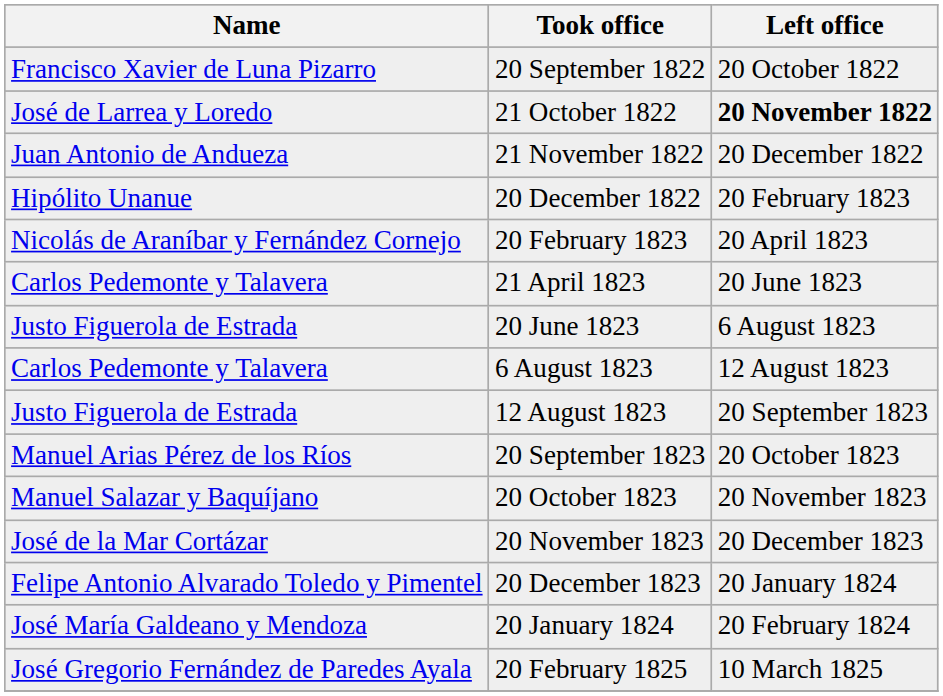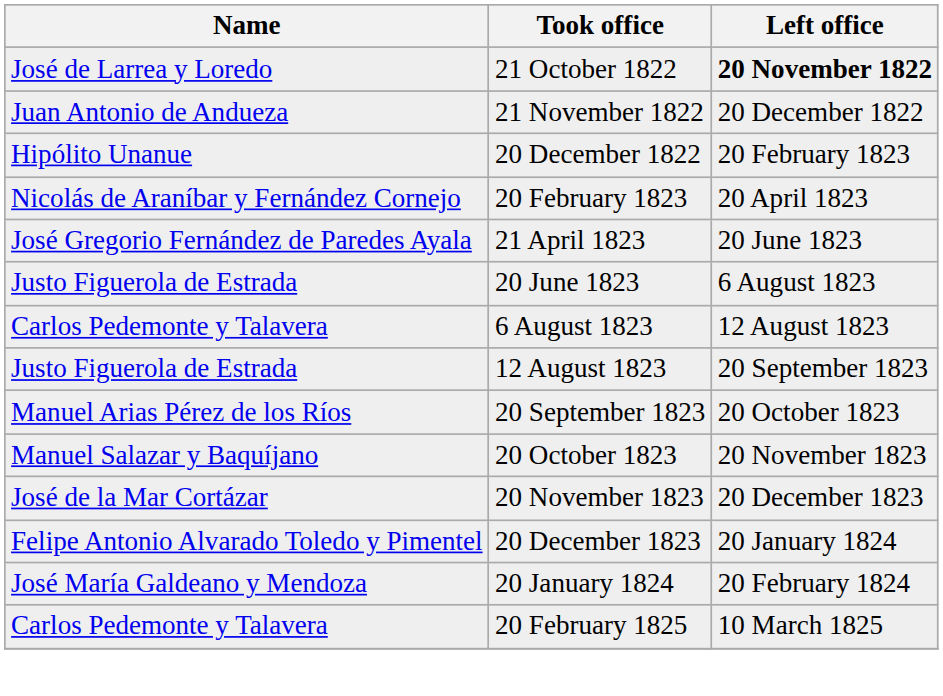- row: (600, 68)
(169, 283) Carlos Pedemonte y Talavera -> (241, 240) José Gregorio Fernández de Paredes Ayala
(241, 669) José Gregorio Fernández de Paredes Ayala -> (169, 626) Carlos Pedemonte y Talavera
